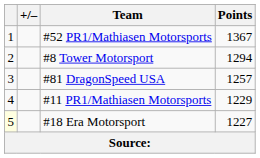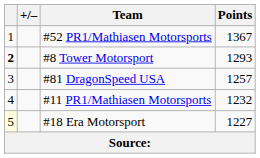(11, 57) normal -> (11, 57) bold
(239, 57) 1294 -> (239, 57) 1293
(239, 100) 1229 -> (239, 100) 1232
